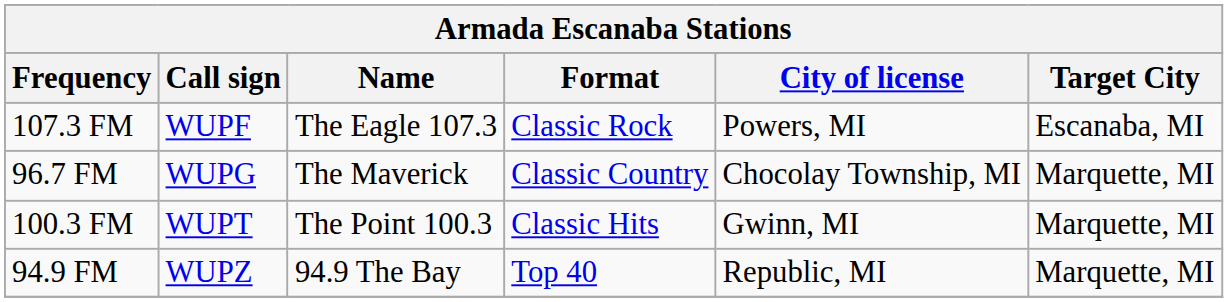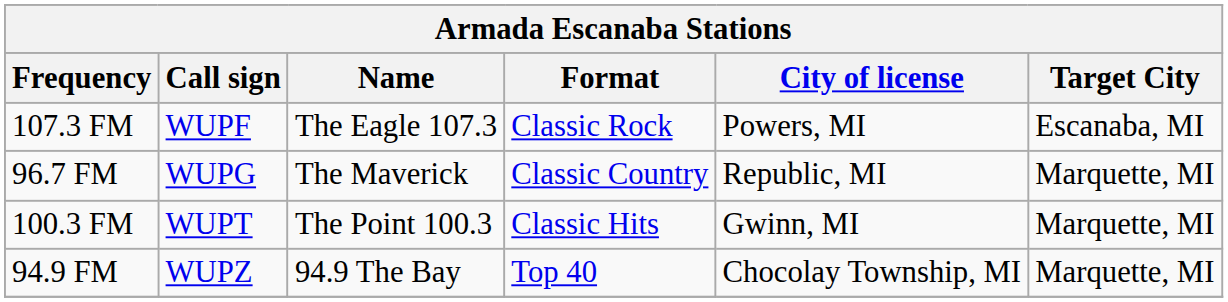(872, 175) Chocolay Township, MI -> (805, 175) Republic, MI
(805, 272) Republic, MI -> (872, 272) Chocolay Township, MI
